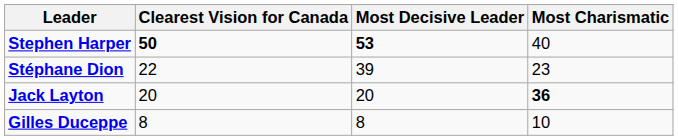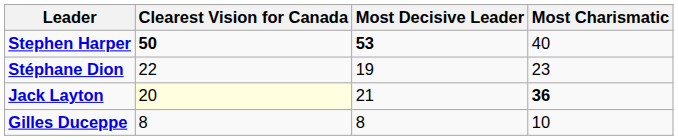(365, 69) 39 -> (365, 69) 19
(148, 95) no background -> (148, 95) lightyellow background
(365, 95) 20 -> (365, 95) 21
